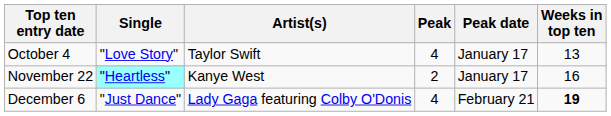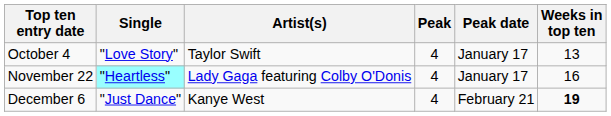(226, 76) Kanye West -> (299, 76) Lady Gaga featuring Colby O'Donis
(434, 76) 2 -> (434, 76) 4
(299, 99) Lady Gaga featuring Colby O'Donis -> (226, 99) Kanye West
